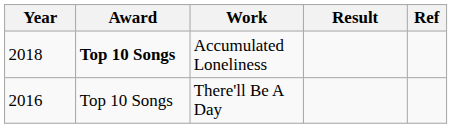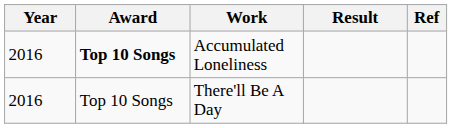(25, 54) 2018 -> (25, 54) 2016
